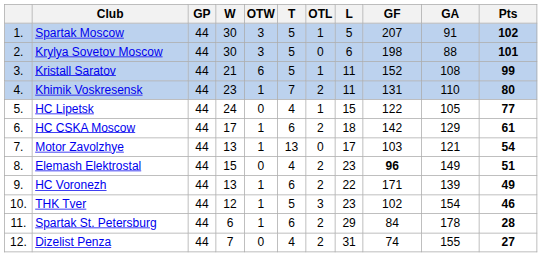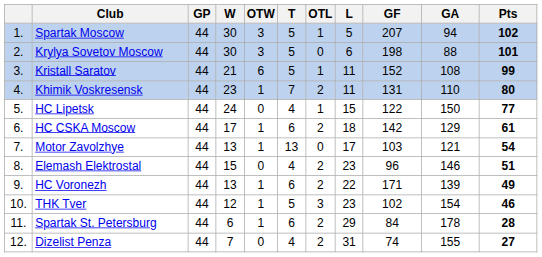(450, 33) 91 -> (450, 33) 94
(450, 109) 105 -> (450, 109) 150
(392, 166) bold -> (392, 166) normal
(450, 166) 149 -> (450, 166) 146
